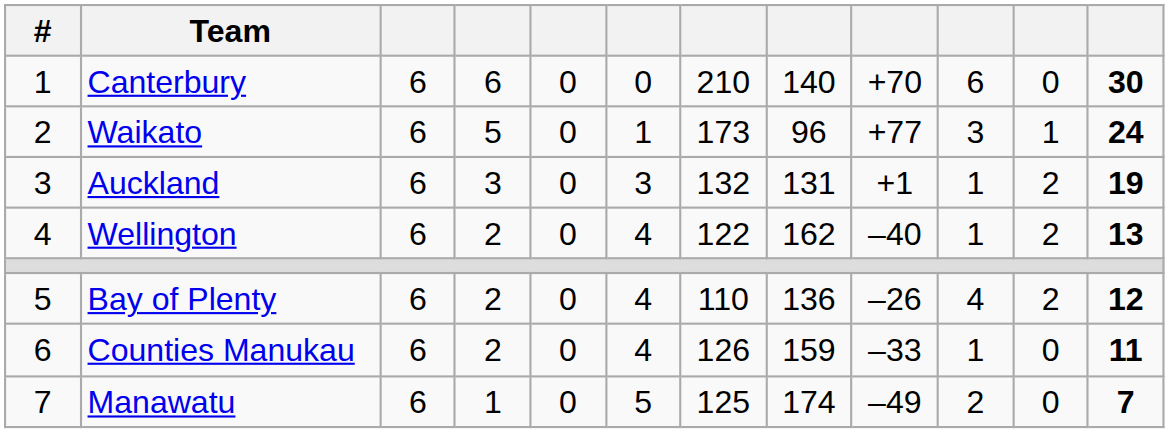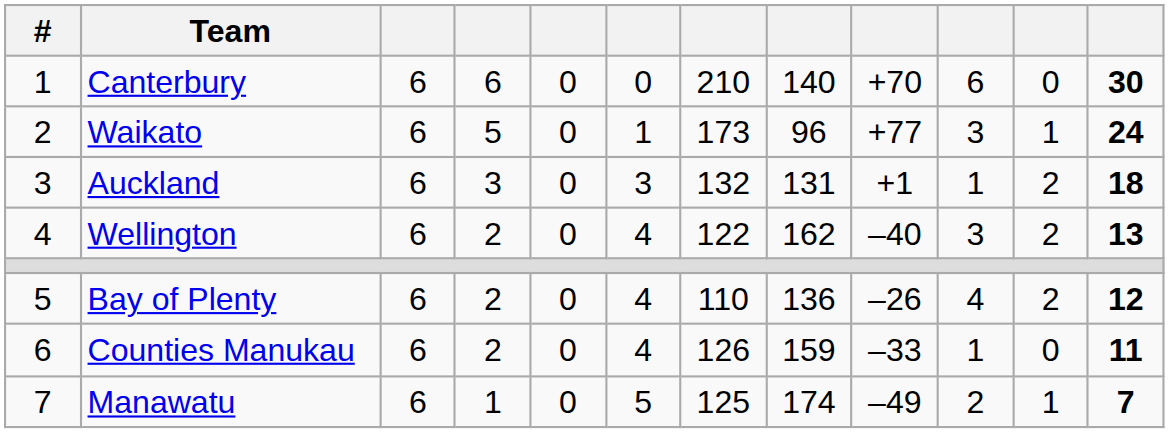(1126, 183) 19 -> (1126, 183) 18
(976, 234) 1 -> (976, 234) 3
(1051, 401) 0 -> (1051, 401) 1
